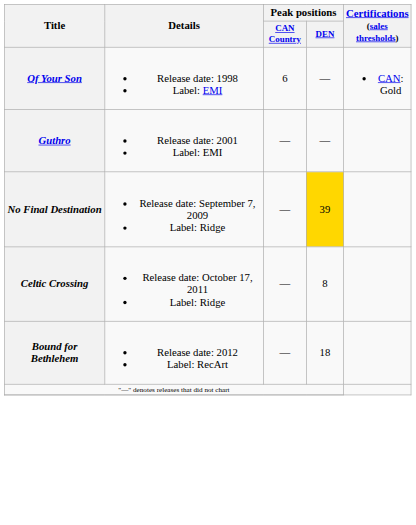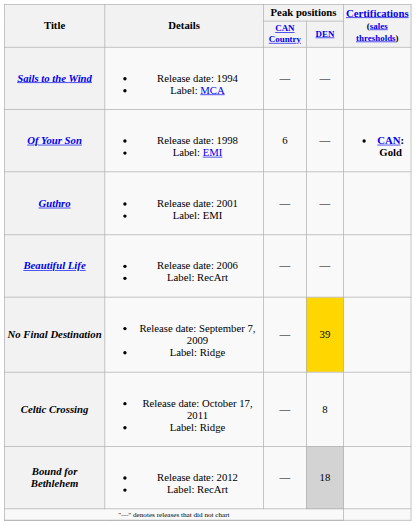+ row: (55, 78)
(377, 84) normal -> (377, 147) bold
+ row: (55, 266)
(325, 352) no background -> (325, 477) lightgrey background
